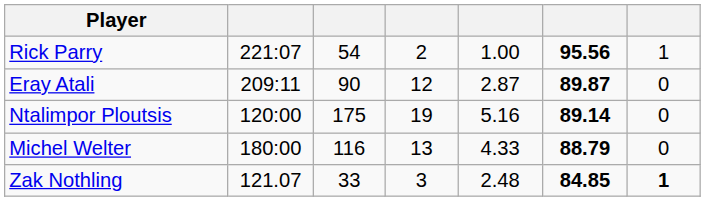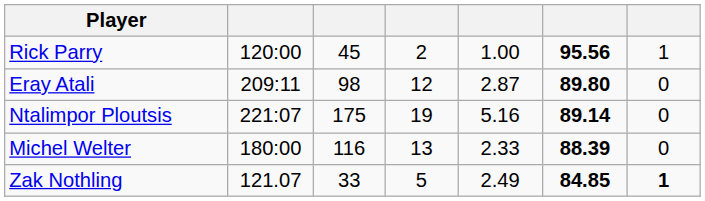(271, 52) 221:07 -> (271, 52) 120:00
(349, 52) 54 -> (349, 52) 45
(349, 84) 90 -> (349, 84) 98
(585, 84) 89.87 -> (585, 84) 89.80
(271, 116) 120:00 -> (271, 116) 221:07
(500, 148) 4.33 -> (500, 148) 2.33
(585, 148) 88.79 -> (585, 148) 88.39
(421, 180) 3 -> (421, 180) 5
(500, 180) 2.48 -> (500, 180) 2.49
